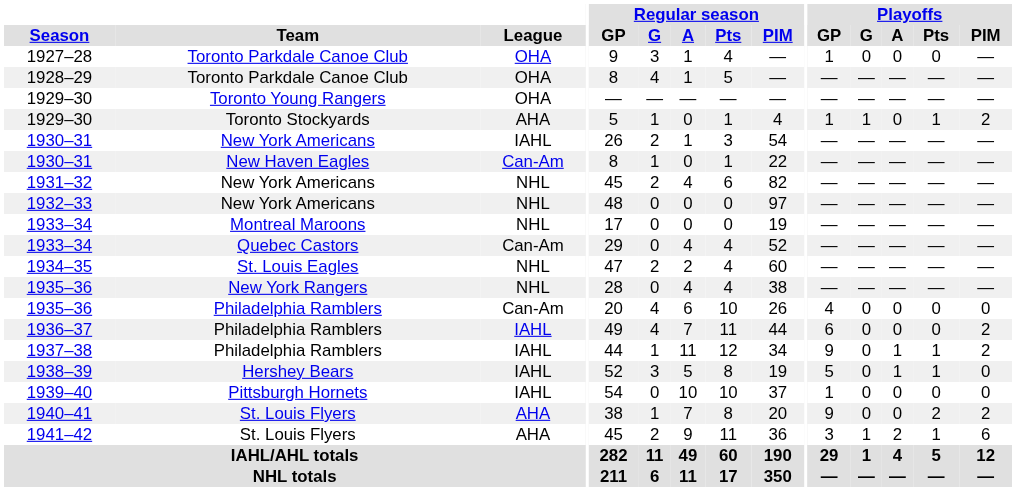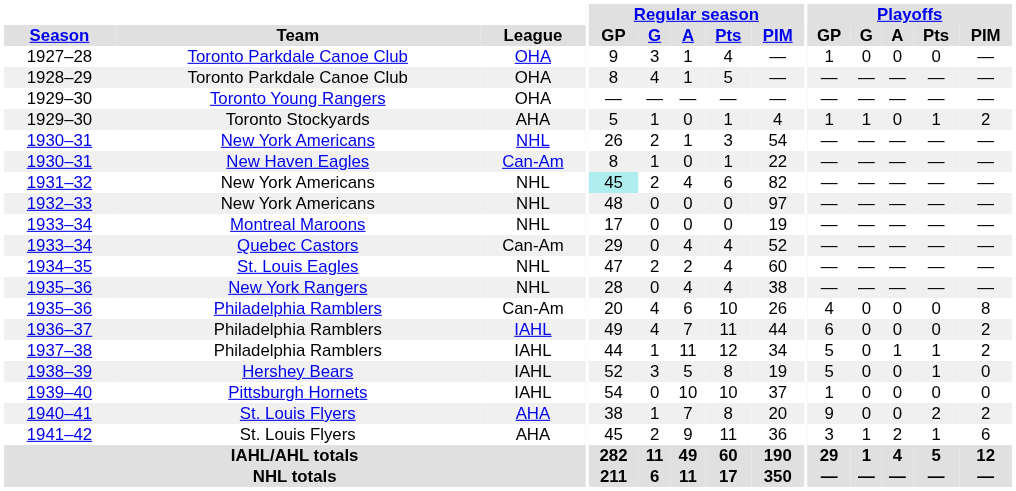(533, 140) IAHL -> (533, 140) NHL
(613, 182) no background -> (613, 182) paleturquoise background
(986, 308) 0 -> (986, 308) 8
(829, 350) 9 -> (829, 350) 5
(897, 371) 1 -> (897, 371) 0
